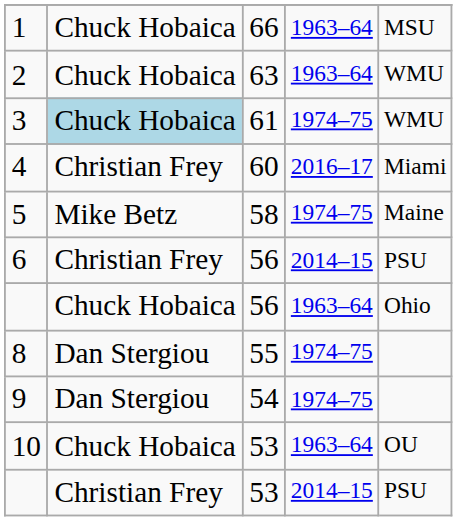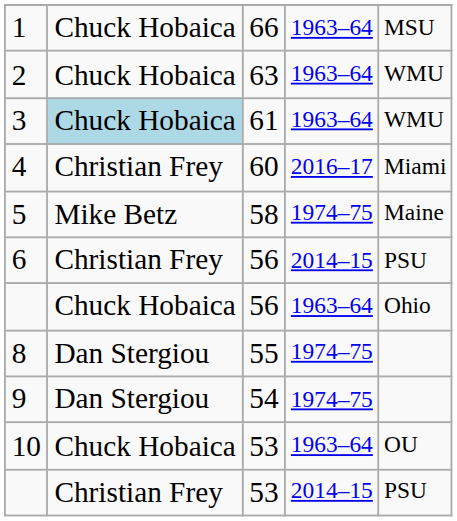(332, 120) 1974–75 -> (332, 120) 1963–64
